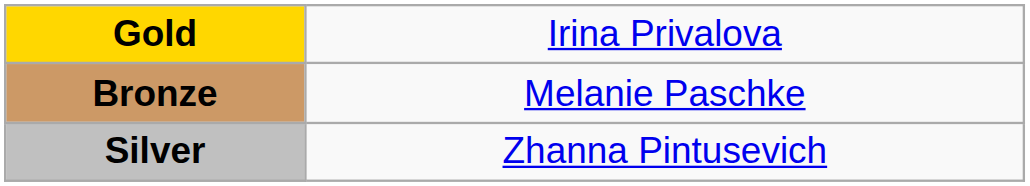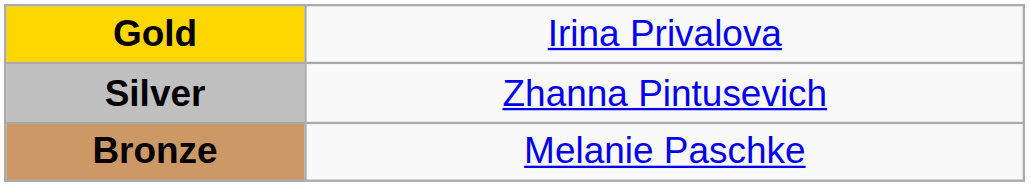rows swapped: (155, 151) <-> (155, 92)
